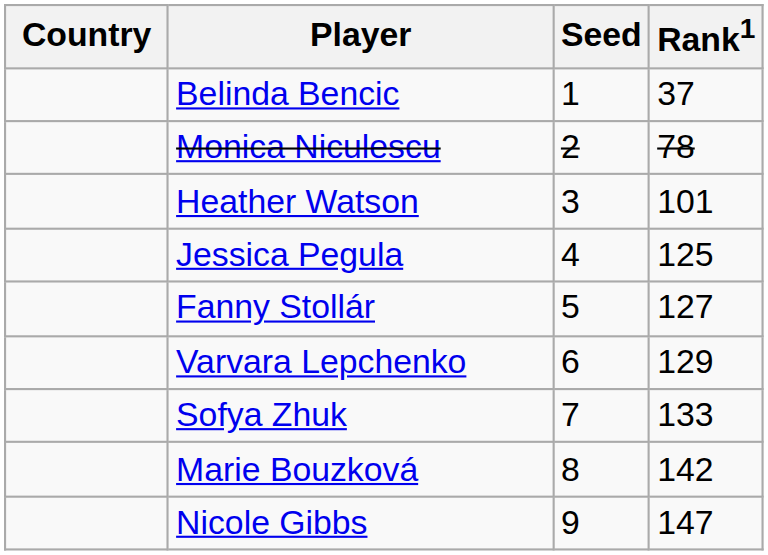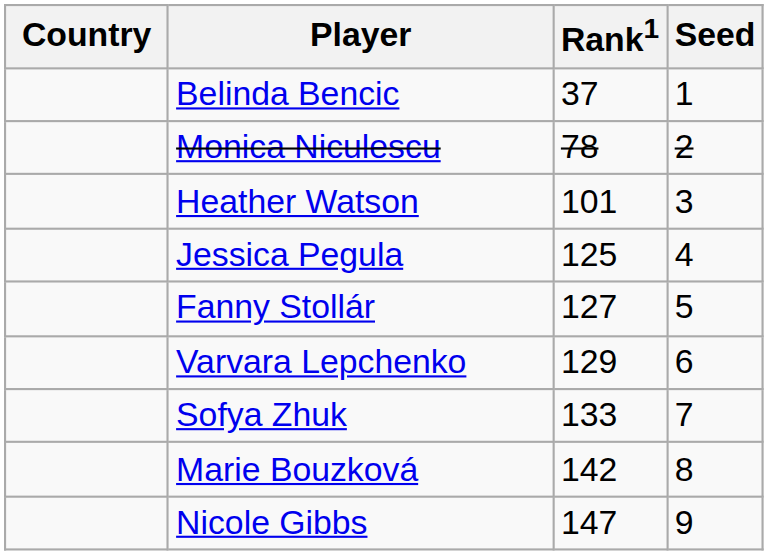columns swapped: (706, 35) <-> (601, 35)
